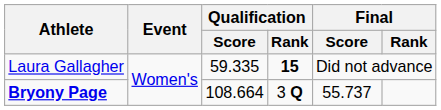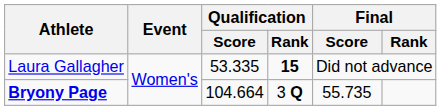(235, 67) 59.335 -> (235, 67) 53.335
(235, 93) 108.664 -> (235, 93) 104.664
(347, 93) 55.737 -> (347, 93) 55.735
